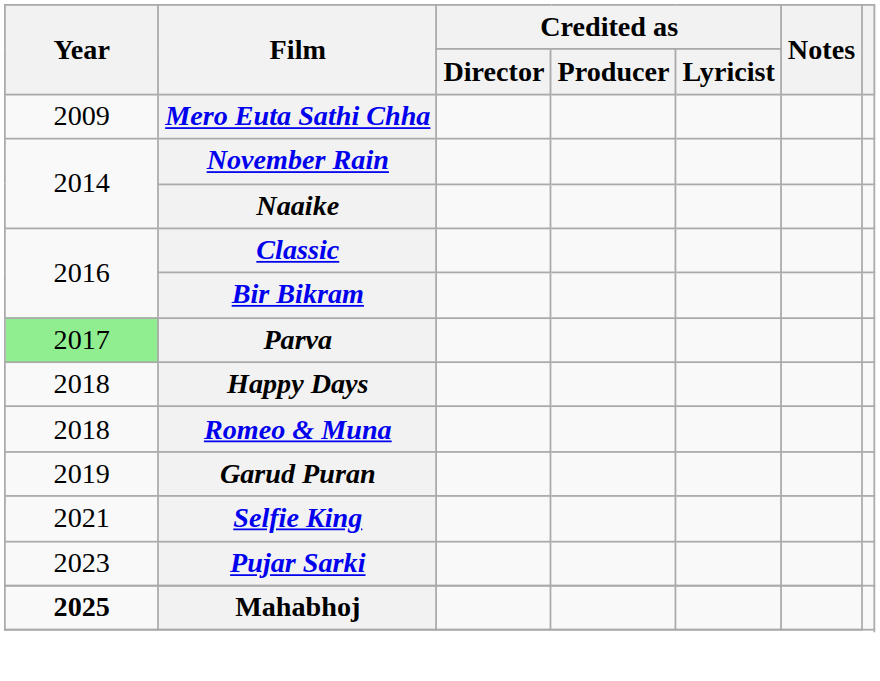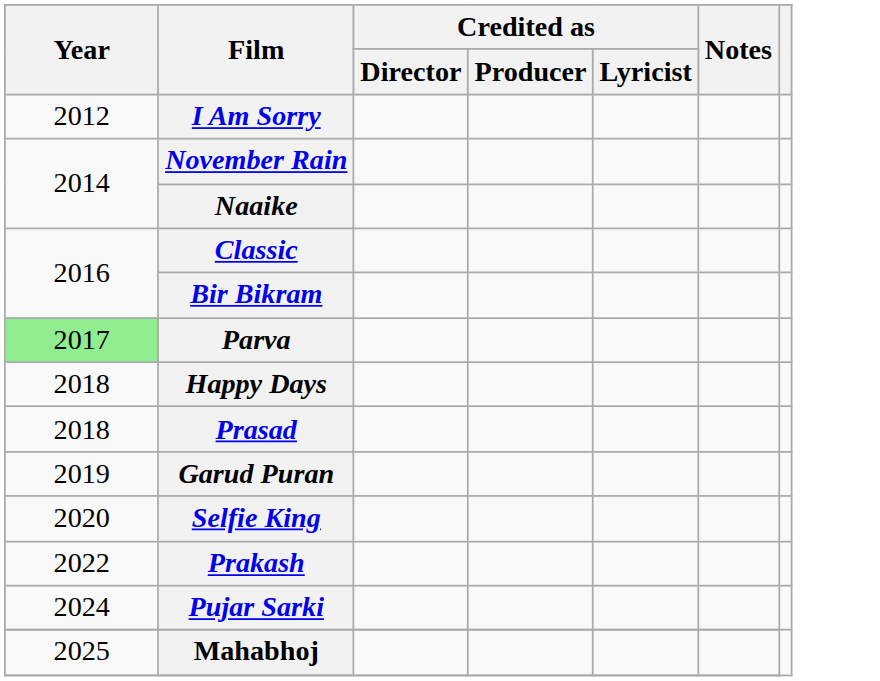- row: (298, 116)
+ row: (256, 116)
- row: (298, 428)
+ row: (256, 428)
(82, 518) 2021 -> (82, 518) 2020
+ row: (256, 562)
(82, 562) 2023 -> (82, 607) 2024
(82, 607) bold -> (82, 652) normal
